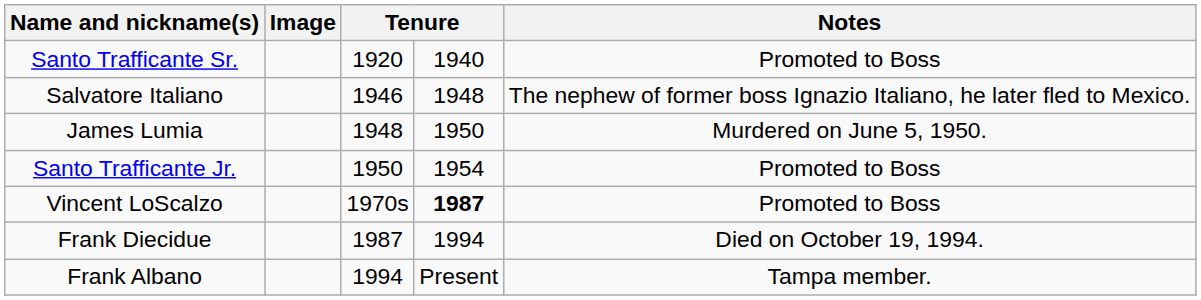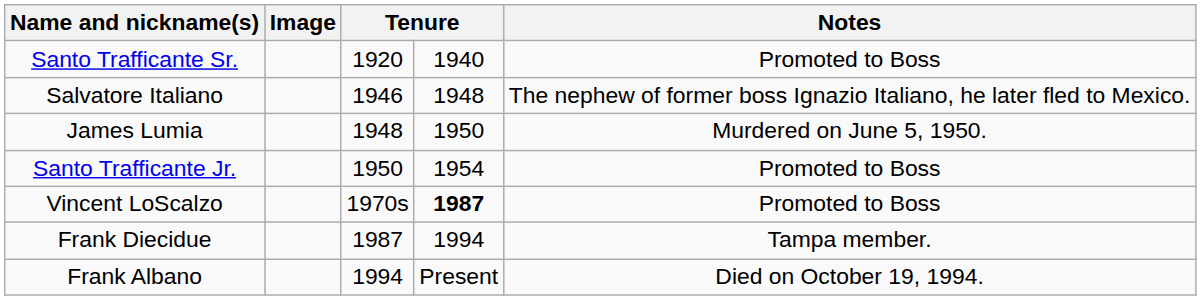(850, 240) Died on October 19, 1994. -> (850, 240) Tampa member.
(850, 276) Tampa member. -> (850, 276) Died on October 19, 1994.
